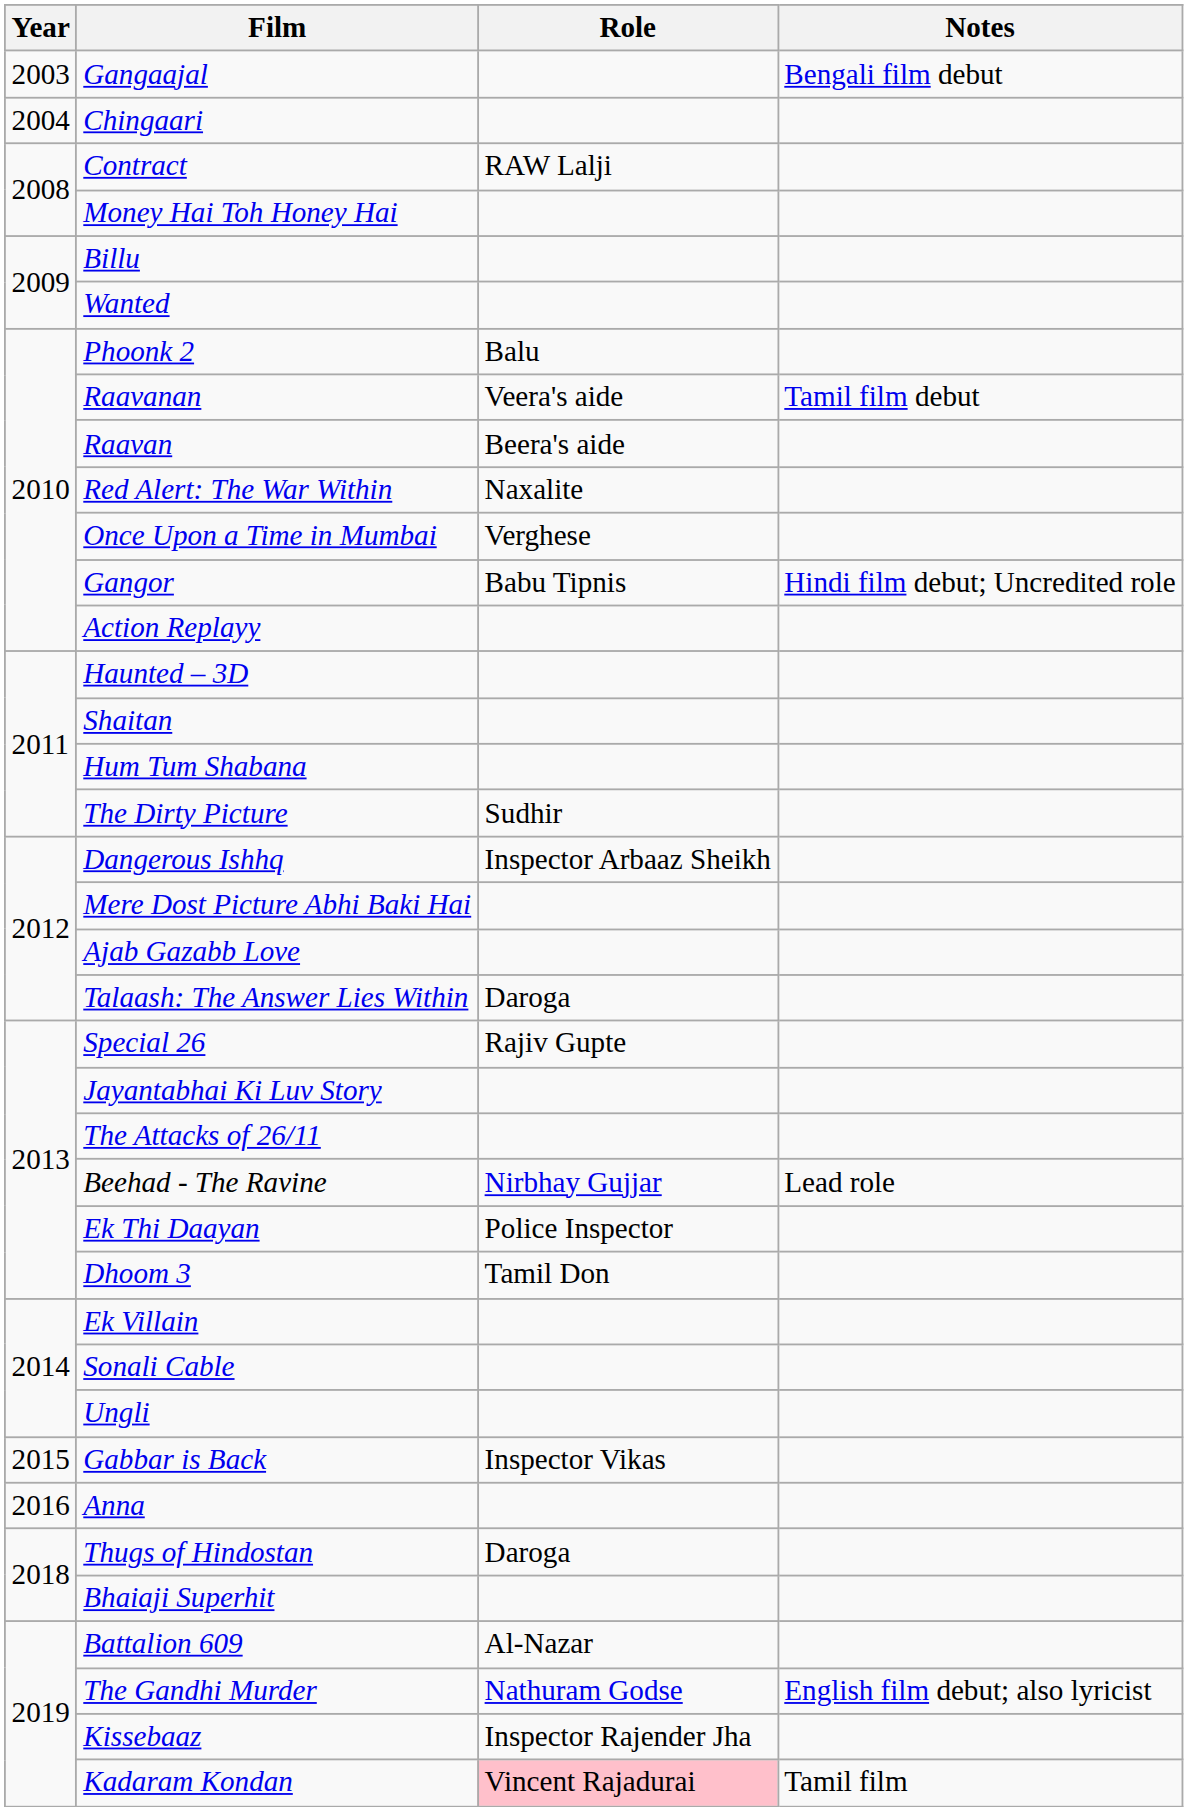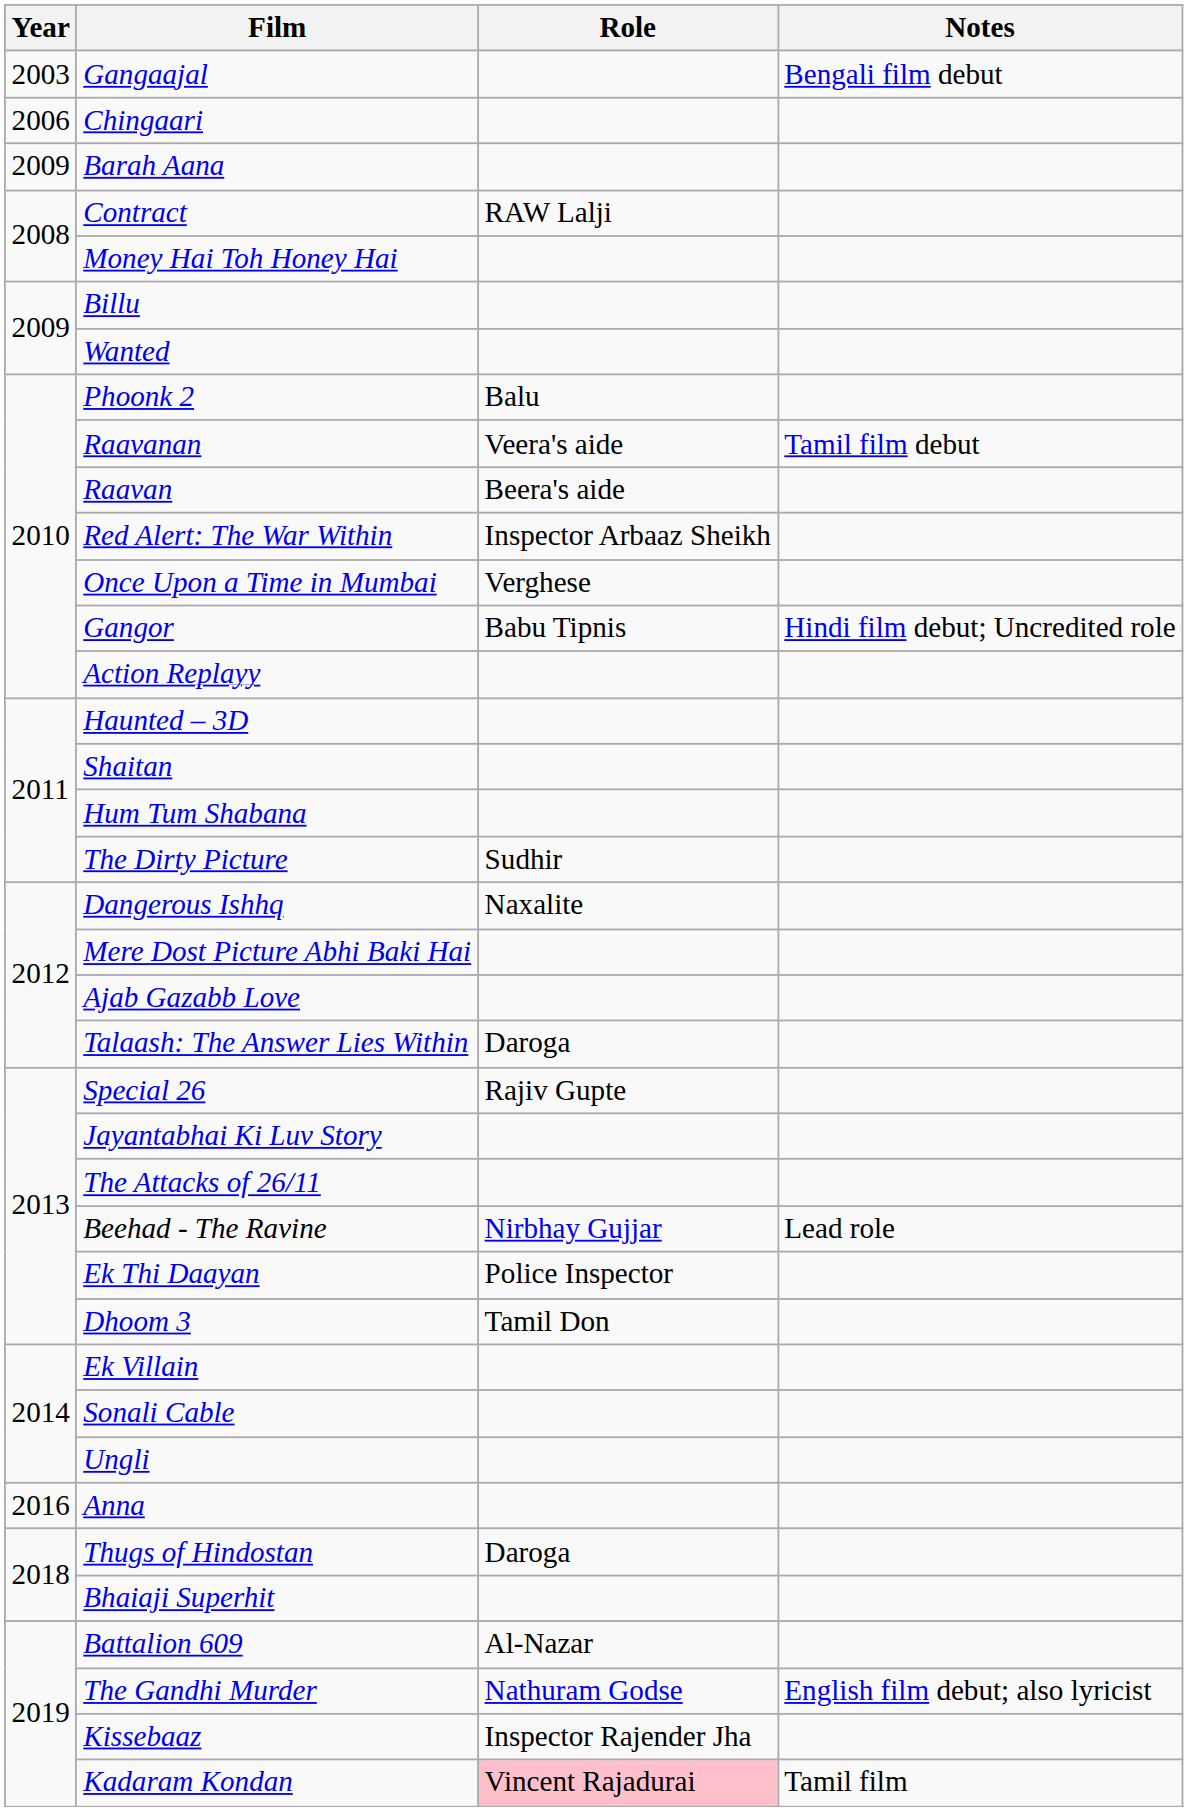(41, 119) 2004 -> (41, 119) 2006
+ row: (154, 166)
(534, 489) Naxalite -> (628, 535) Inspector Arbaaz Sheikh
(628, 858) Inspector Arbaaz Sheikh -> (534, 905) Naxalite
- row: (175, 1459)
